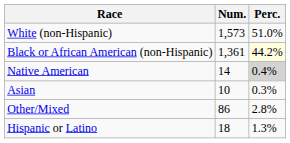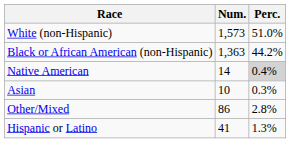(231, 52) 1,361 -> (231, 52) 1,363
(267, 52) lightyellow background -> (267, 52) no background
(224, 128) 18 -> (224, 128) 41
